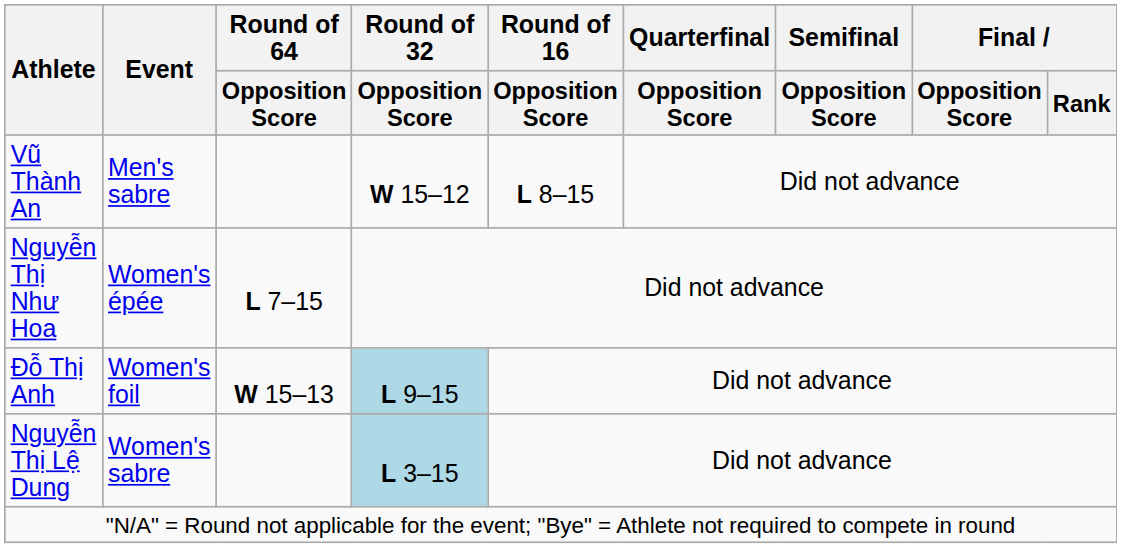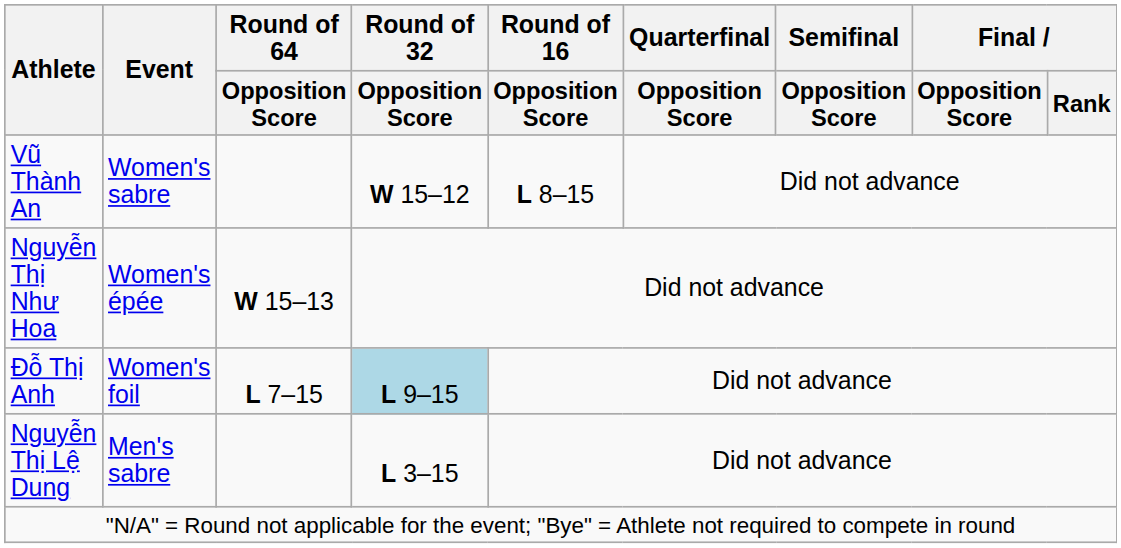(141, 182) Men's sabre -> (159, 182) Women's sabre
(284, 302) L 7–15 -> (284, 302) W 15–13
(284, 394) W 15–13 -> (284, 394) L 7–15
(159, 460) Women's sabre -> (141, 460) Men's sabre
(420, 474) lightblue background -> (420, 474) no background
